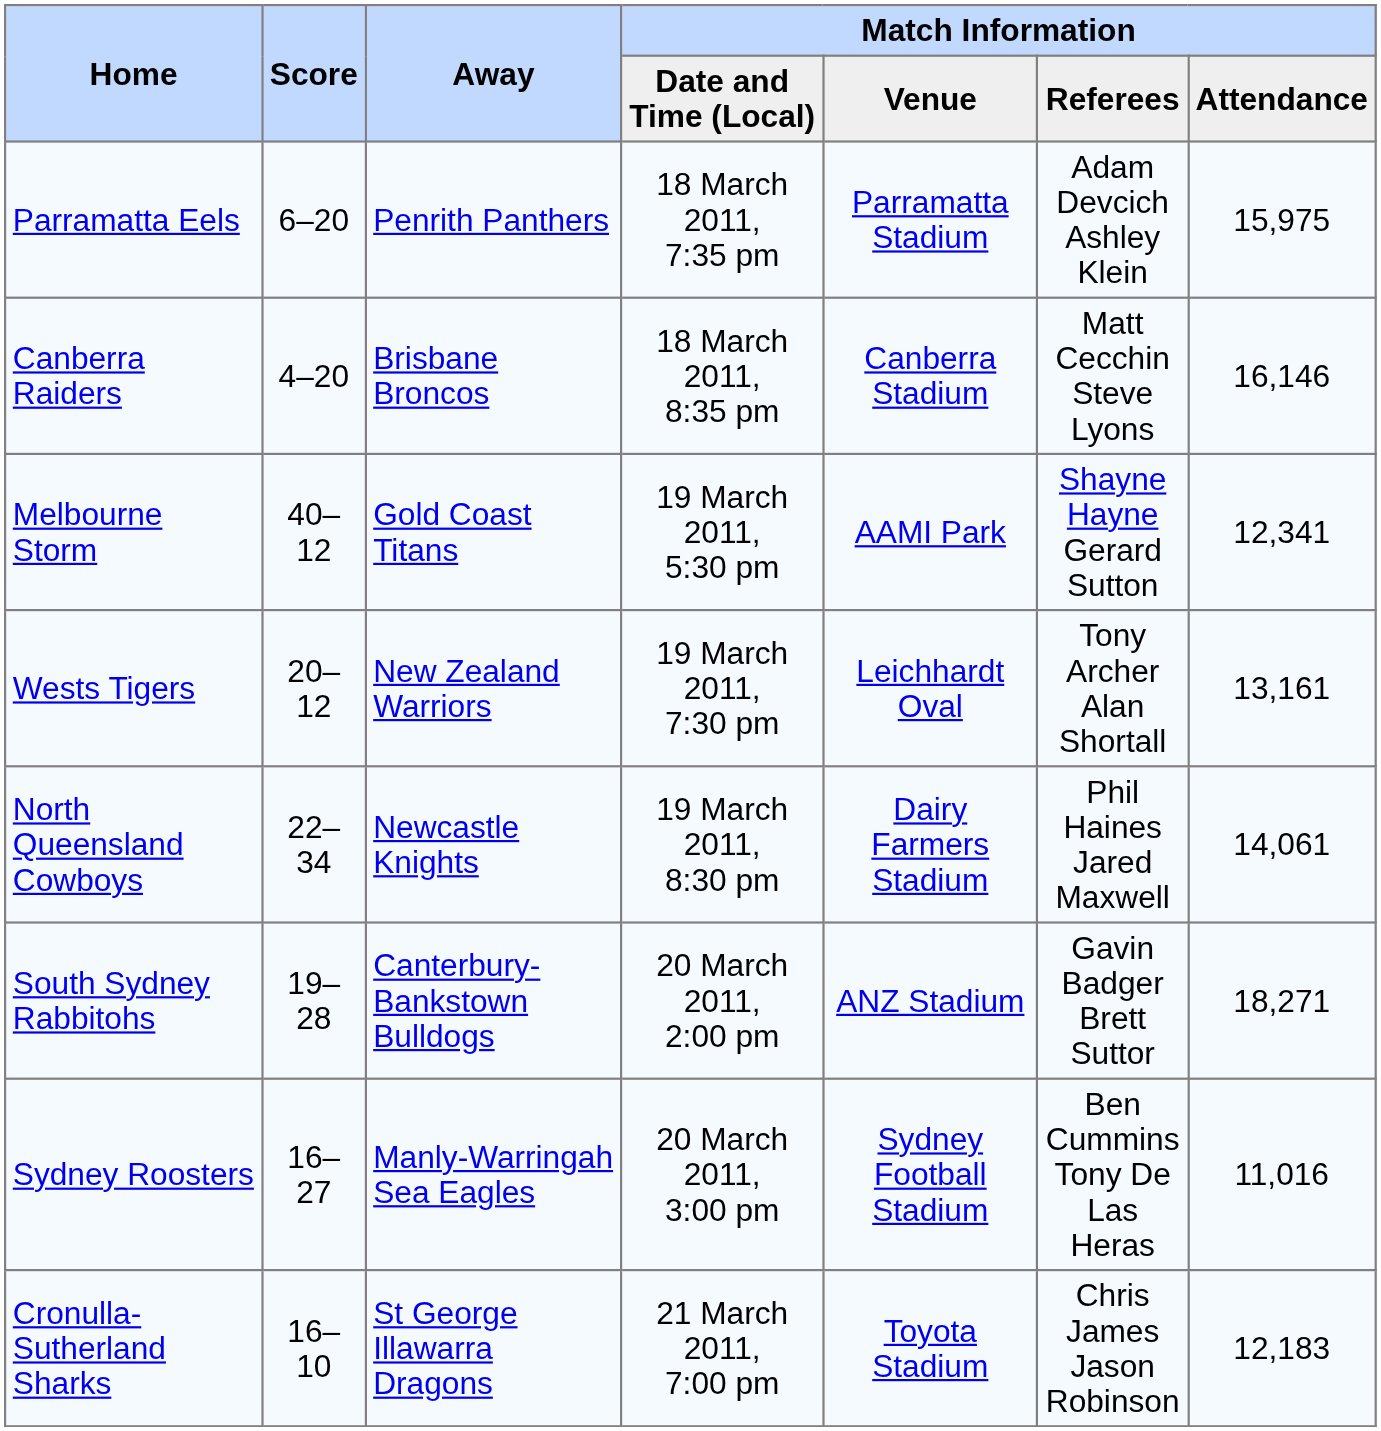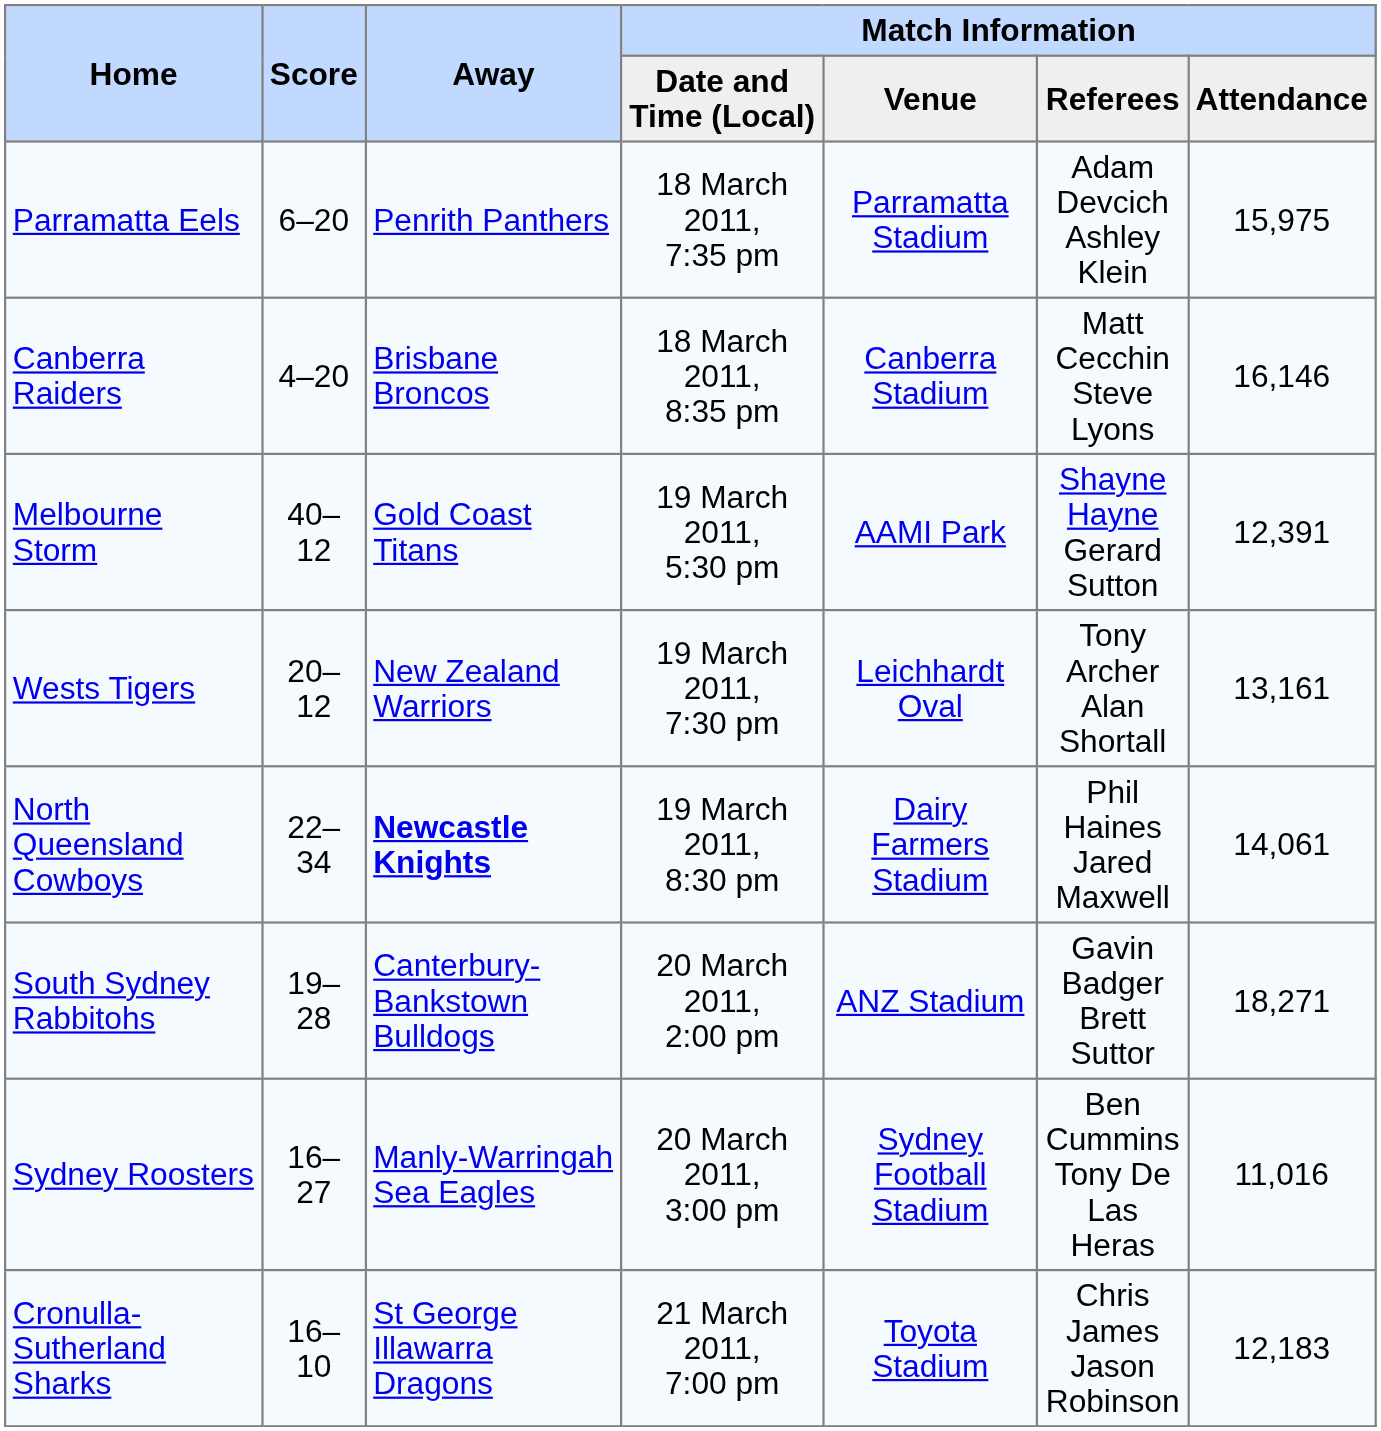(1282, 532) 12,341 -> (1282, 532) 12,391
(446, 844) normal -> (451, 844) bold
